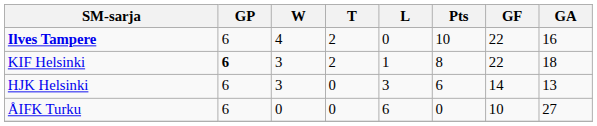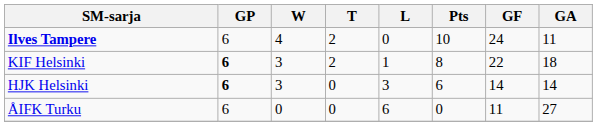(496, 39) 22 -> (496, 39) 24
(550, 39) 16 -> (549, 39) 11
(225, 86) normal -> (225, 86) bold
(550, 86) 13 -> (550, 86) 14
(496, 109) 10 -> (496, 109) 11
